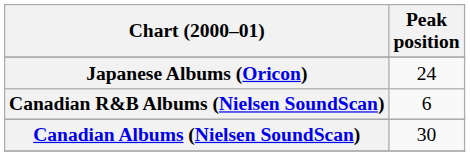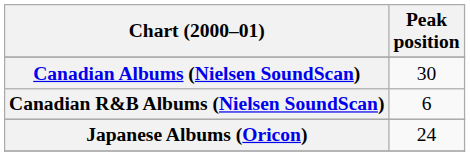rows swapped: (197, 134) <-> (197, 72)
